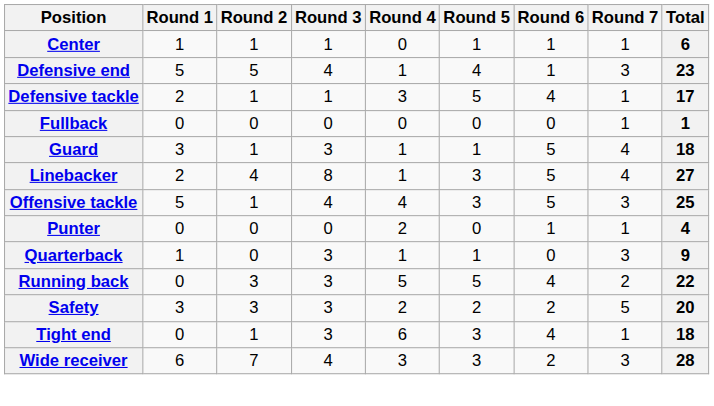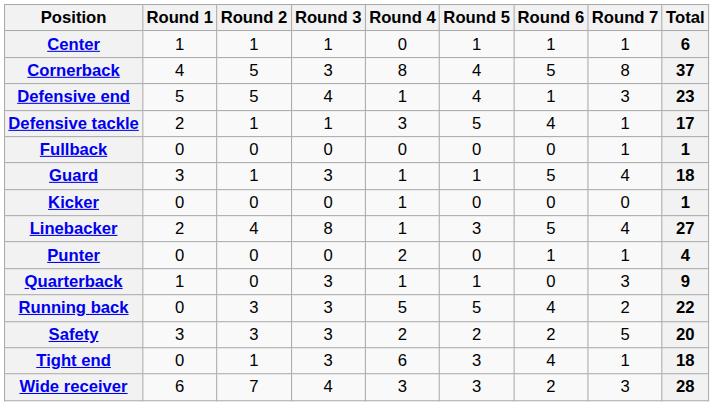+ row: (74, 70)
+ row: (74, 202)
- row: (74, 202)
